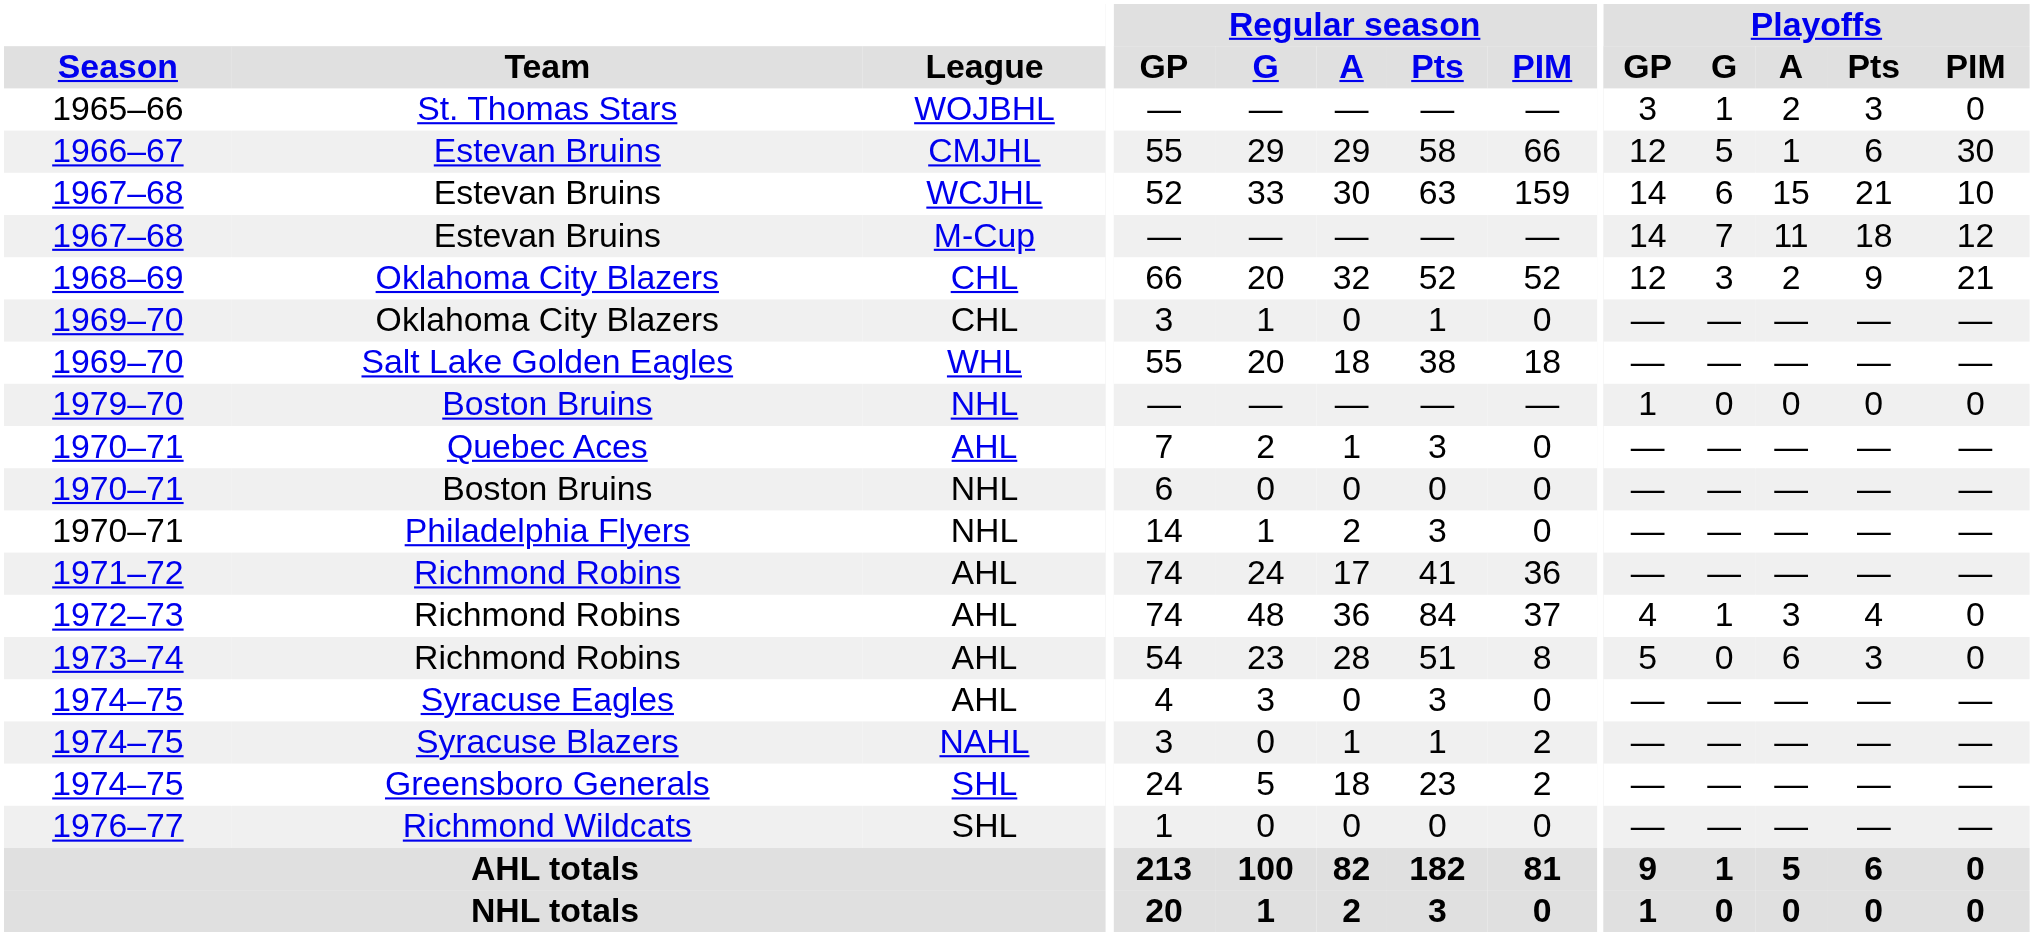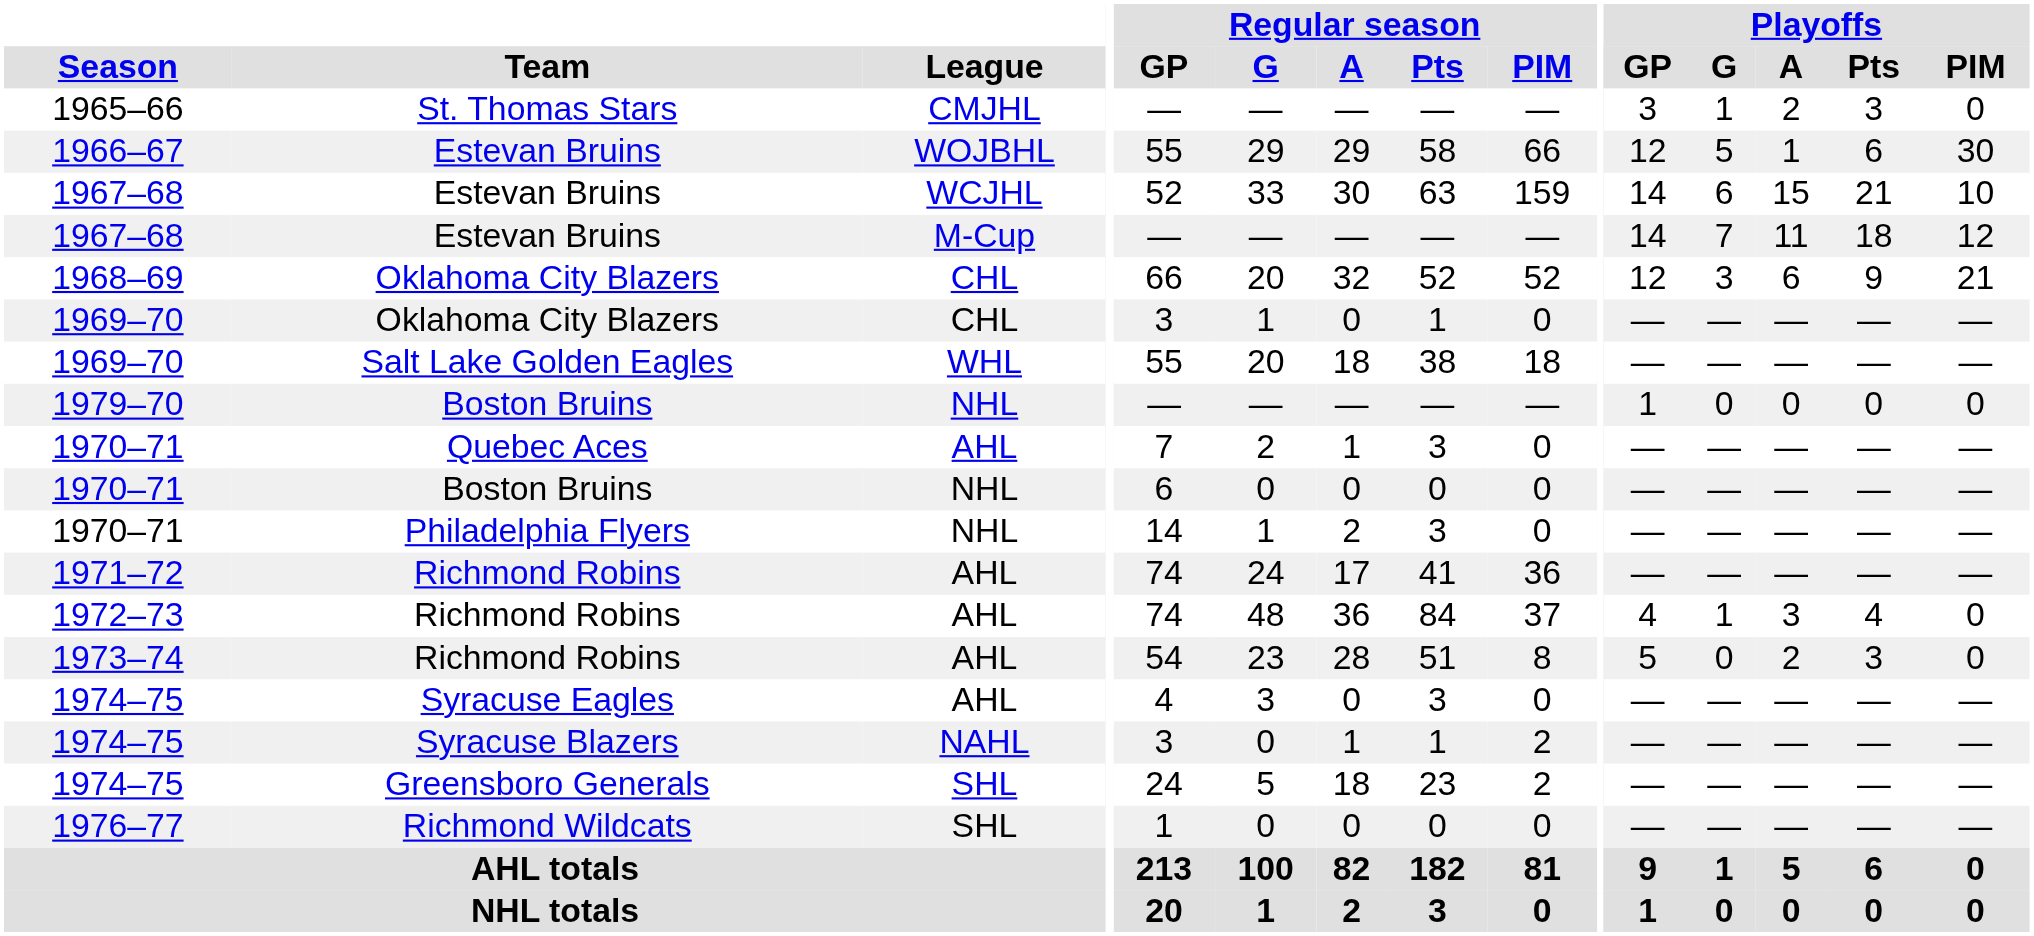(984, 108) WOJBHL -> (984, 108) CMJHL
(984, 151) CMJHL -> (984, 151) WOJBHL
(1791, 277) 2 -> (1791, 277) 6
(1791, 657) 6 -> (1791, 657) 2
